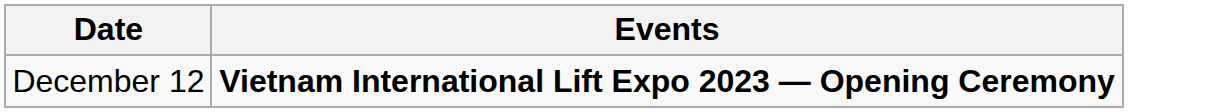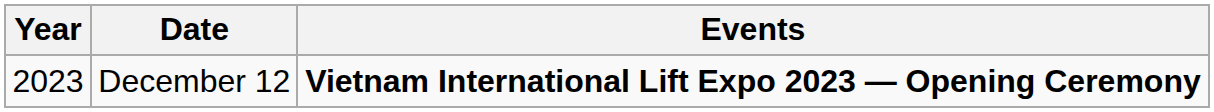+ column: (48, 29)
